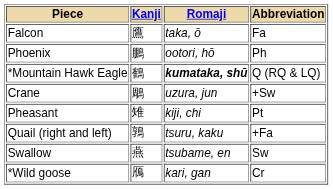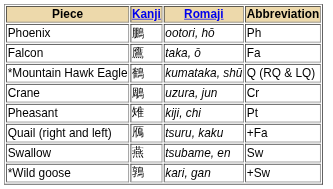rows swapped: (29, 53) <-> (25, 33)
(206, 73) bold -> (204, 73) normal
(264, 93) +Sw -> (253, 93) Cr
(138, 132) 鶉 -> (138, 132) 鴈
(138, 172) 鴈 -> (138, 172) 鶉
(258, 173) Cr -> (258, 173) +Sw
